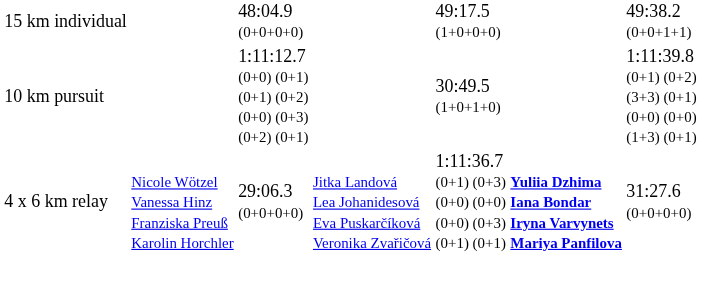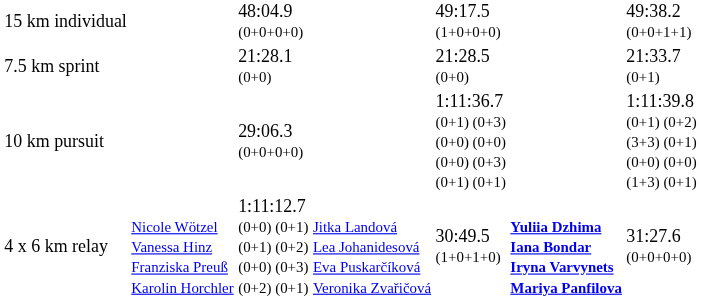+ row: (52, 66)
(273, 96) 1:11:12.7 (0+0) (0+1) (0+1) (0+2) (0+0) (0+3) (0+2) (0+1) -> (271, 141) 29:06.3 (0+0+0+0)
(468, 96) 30:49.5 (1+0+1+0) -> (471, 141) 1:11:36.7 (0+1) (0+3) (0+0) (0+0) (0+0) (0+3) (0+1) (0+1)
(271, 201) 29:06.3 (0+0+0+0) -> (273, 246) 1:11:12.7 (0+0) (0+1) (0+1) (0+2) (0+0) (0+3) (0+2) (0+1)
(471, 201) 1:11:36.7 (0+1) (0+3) (0+0) (0+0) (0+0) (0+3) (0+1) (0+1) -> (468, 246) 30:49.5 (1+0+1+0)
